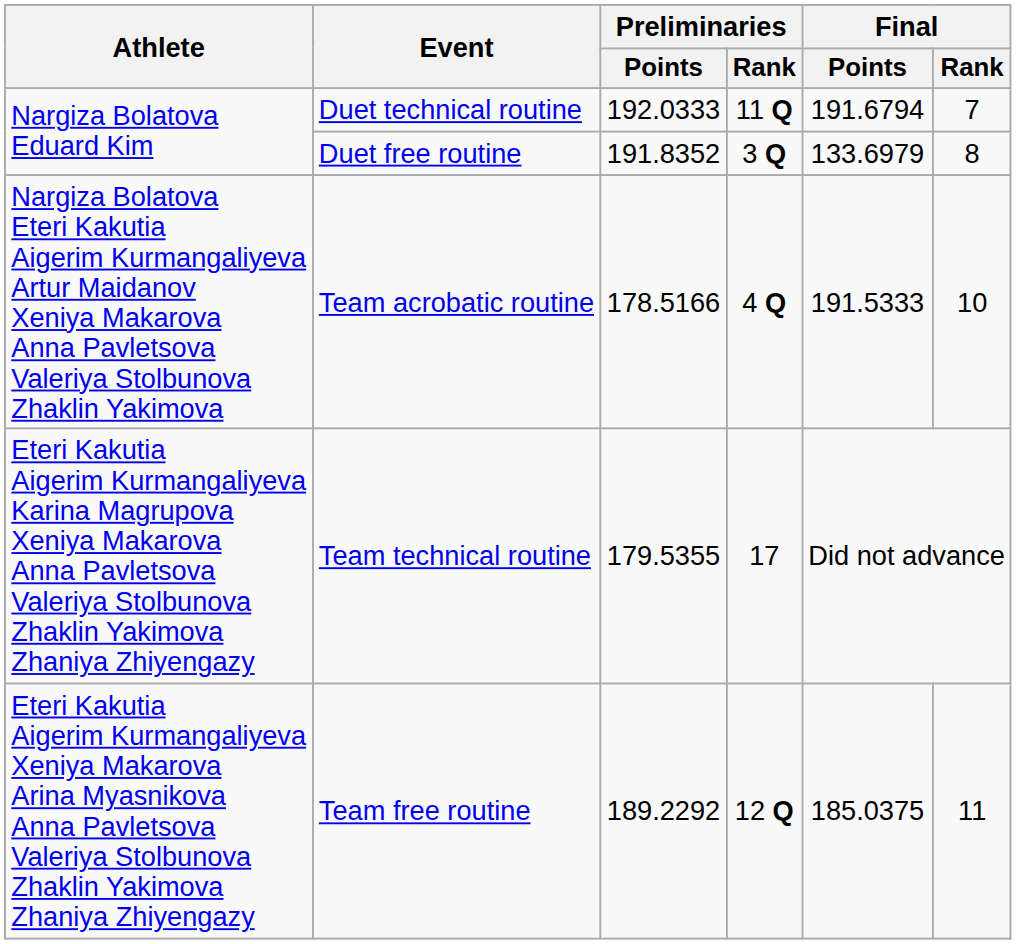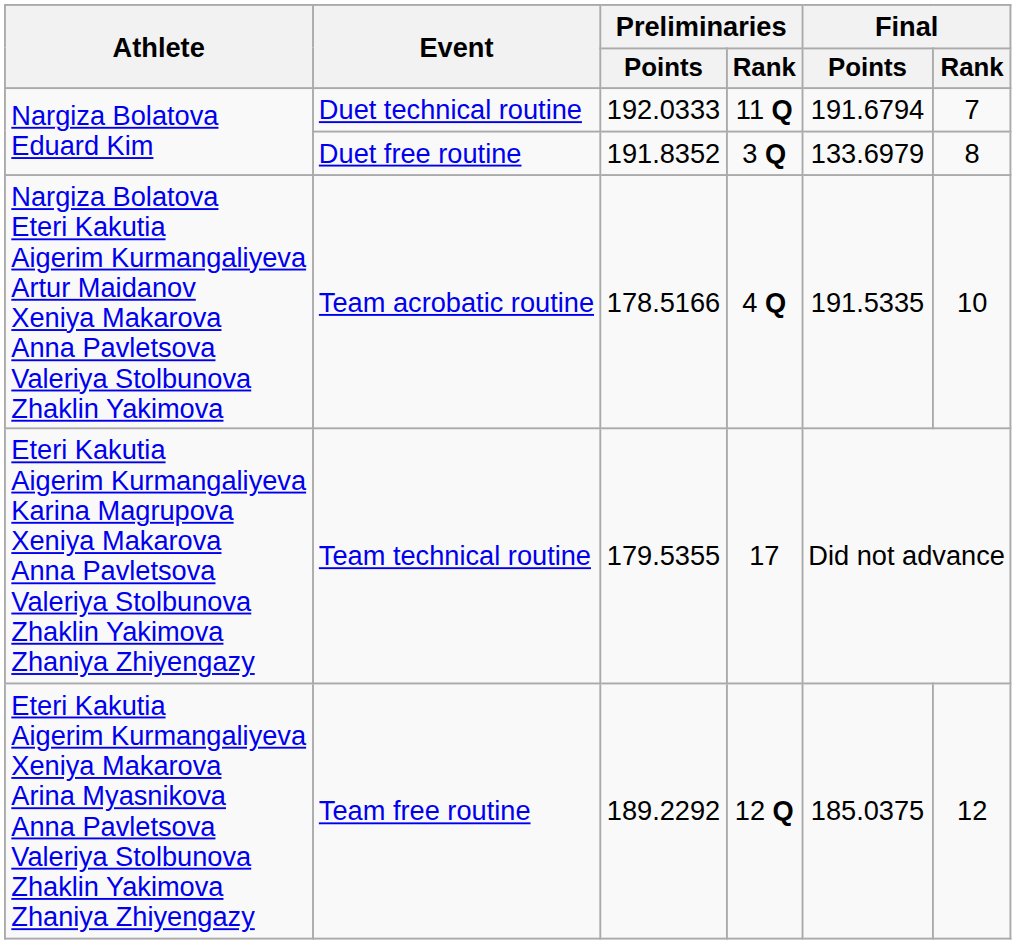(867, 302) 191.5333 -> (867, 302) 191.5335
(972, 812) 11 -> (972, 812) 12
